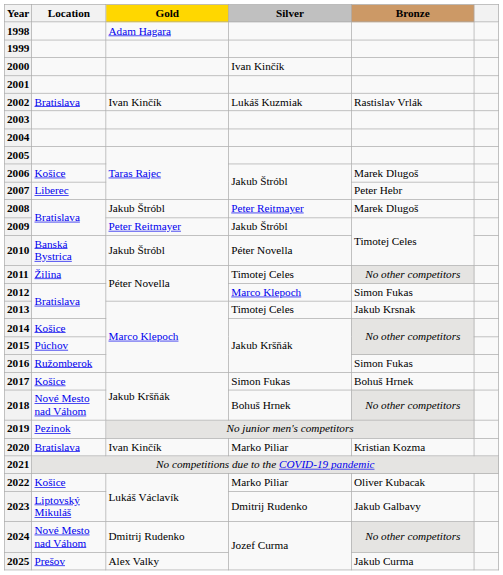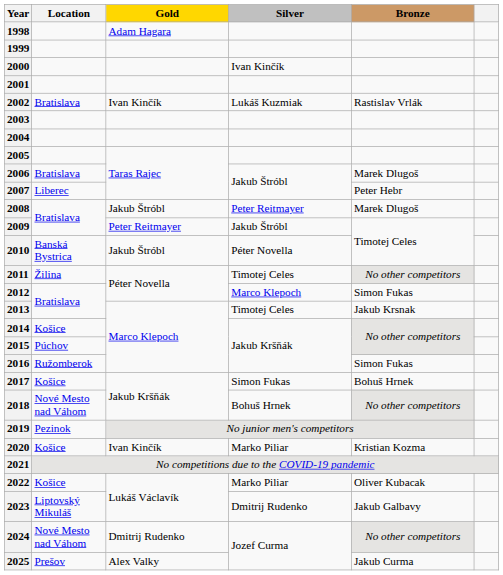(50, 173) Košice -> (57, 173) Bratislava
(57, 447) Bratislava -> (50, 447) Košice
